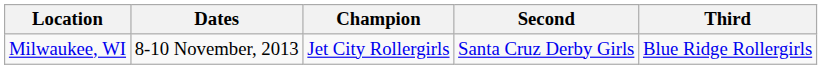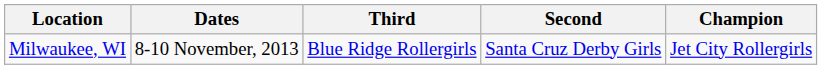columns swapped: (378, 19) <-> (728, 19)
